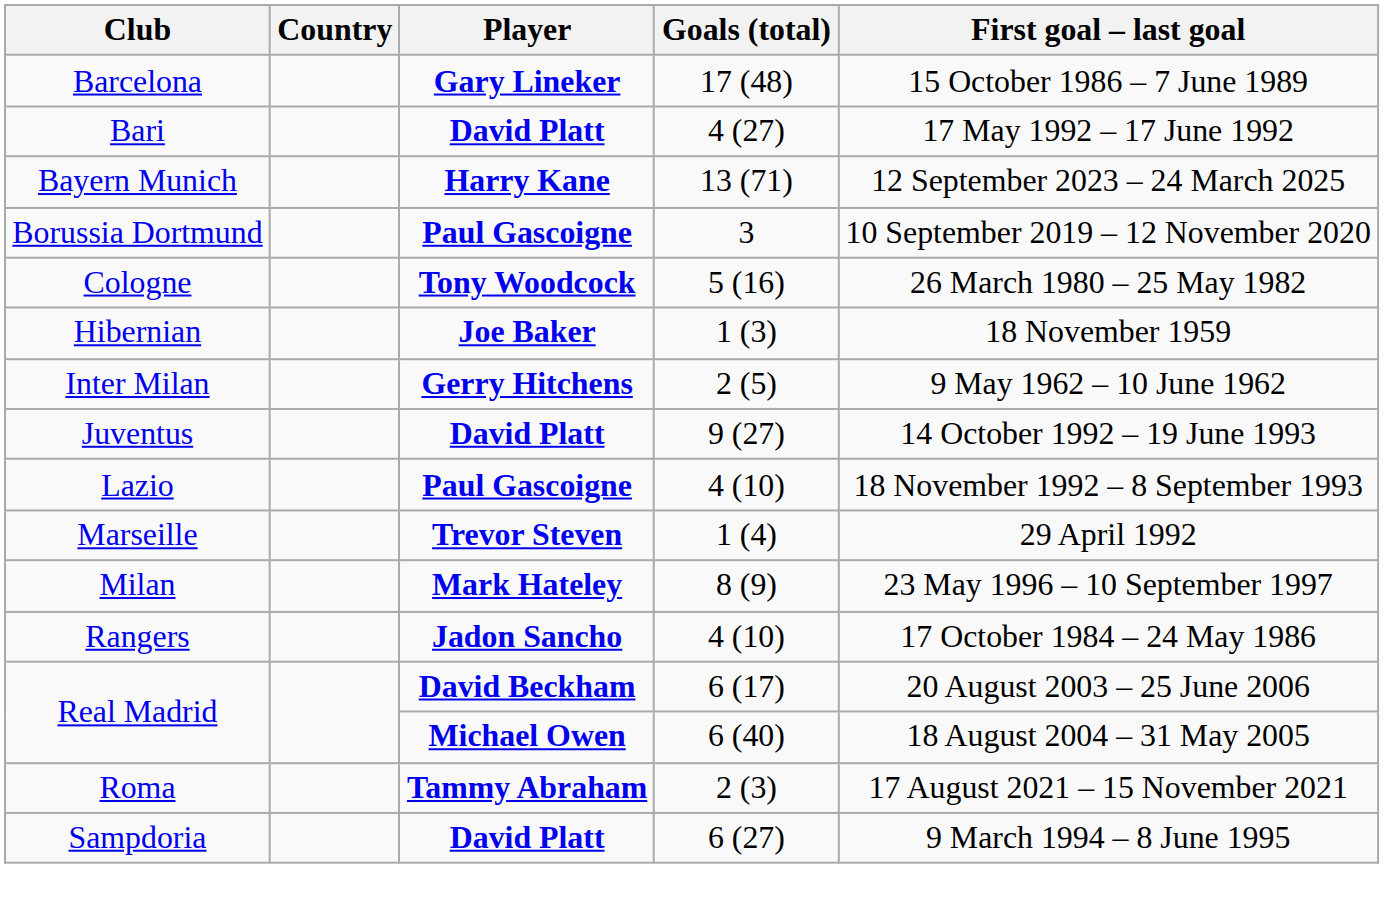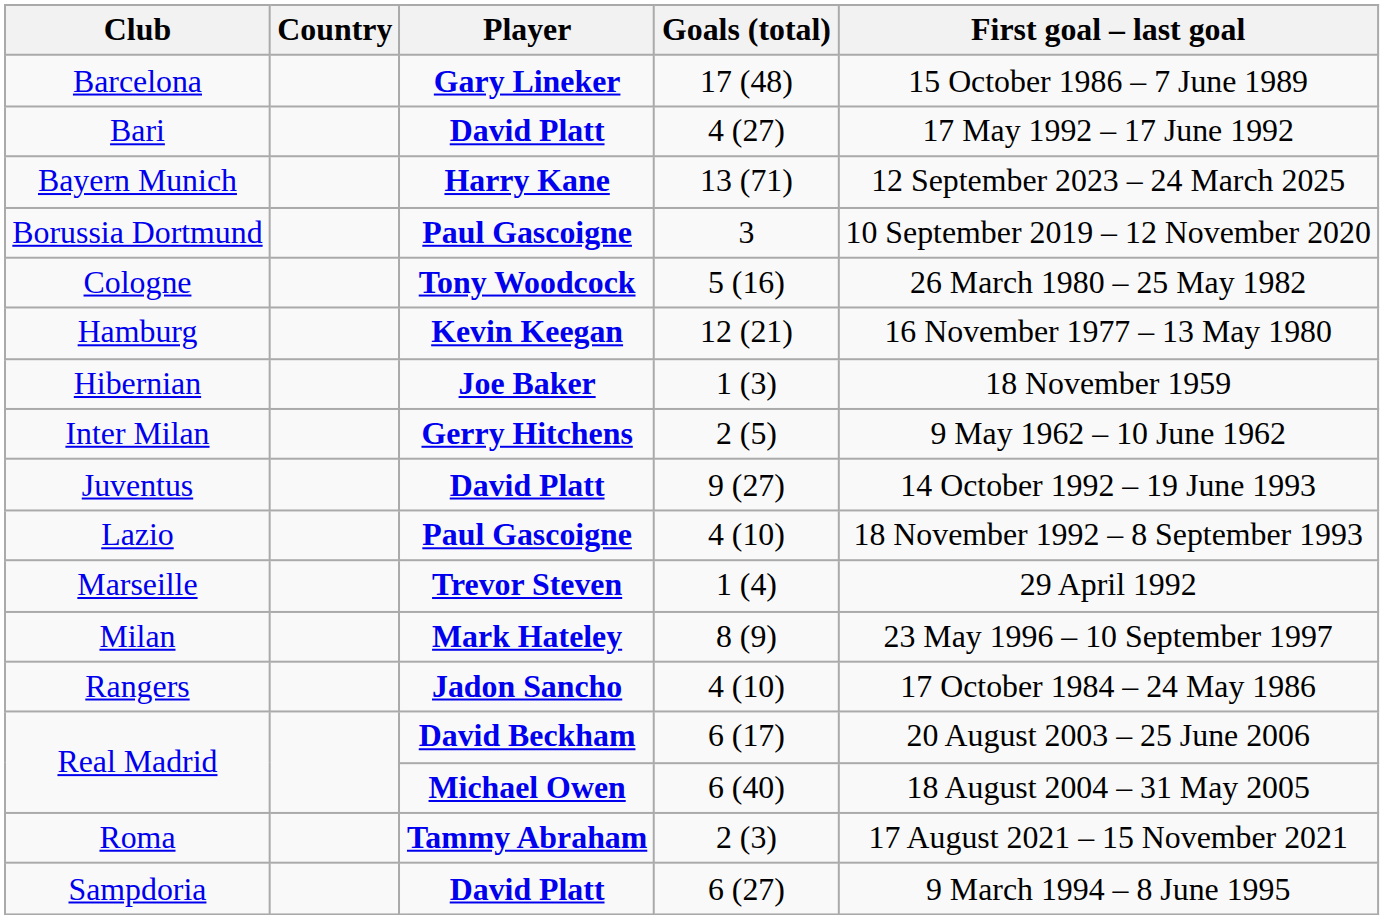+ row: (137, 332)
